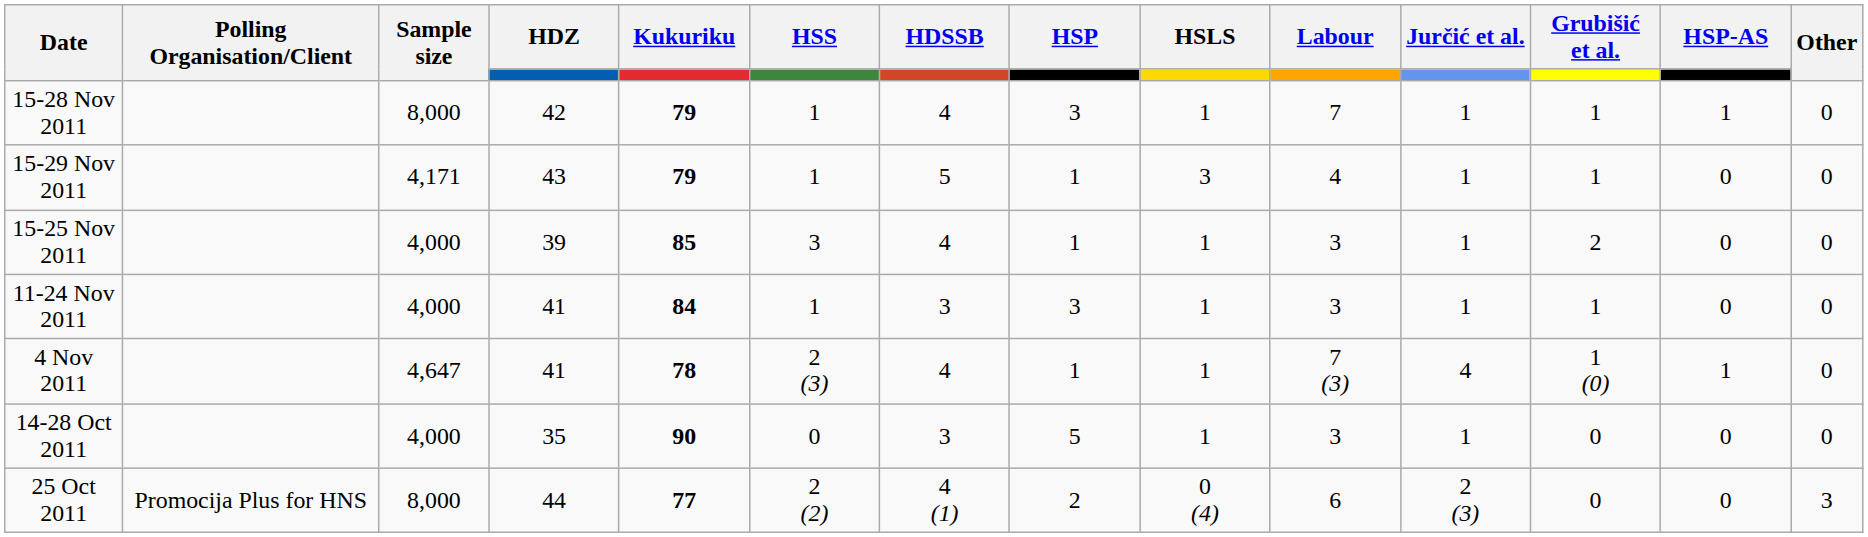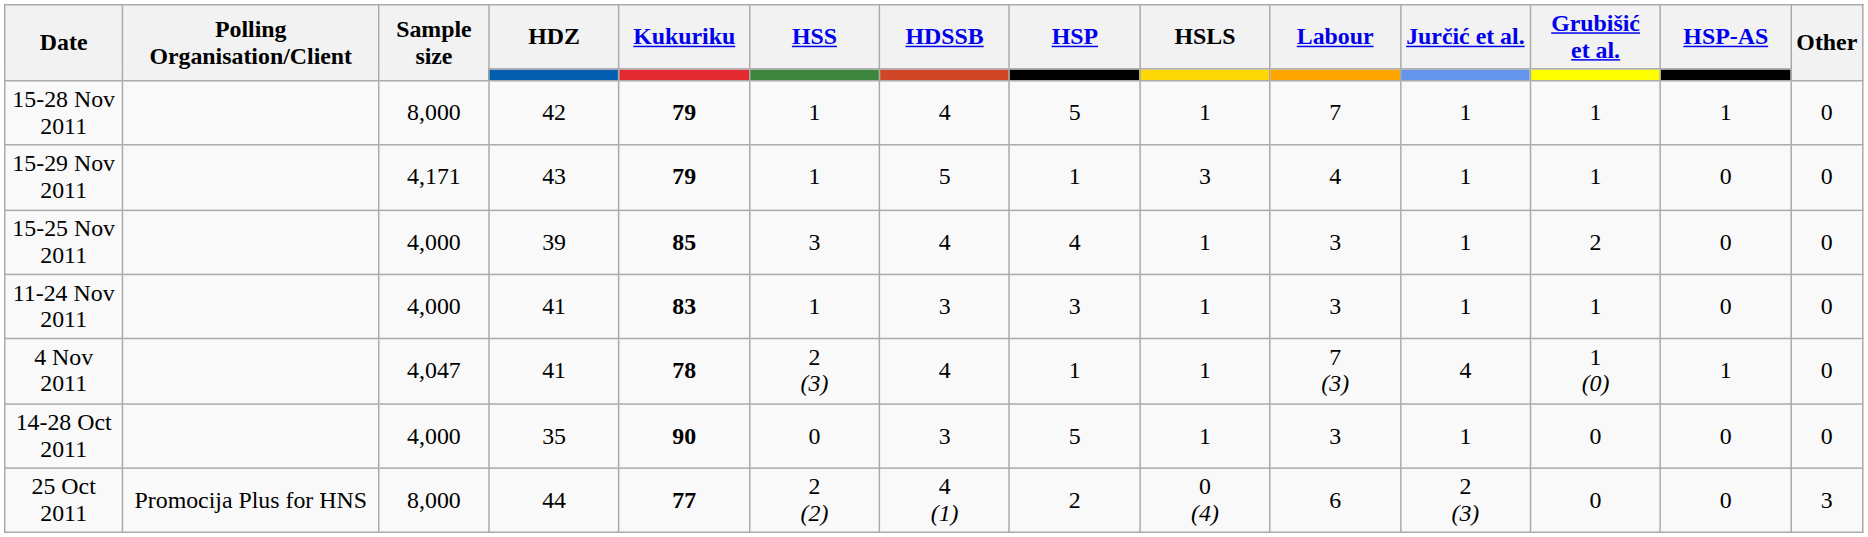(1075, 112) 3 -> (1075, 112) 5
(1075, 241) 1 -> (1075, 241) 4
(684, 306) 84 -> (684, 306) 83
(434, 370) 4,647 -> (434, 370) 4,047
